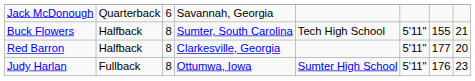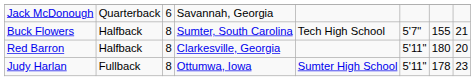(415, 31) 5'11" -> (412, 31) 5'7"
(441, 48) 177 -> (441, 48) 180
(441, 66) 176 -> (441, 66) 178
